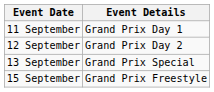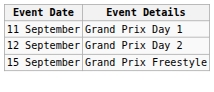- row: (43, 62)
